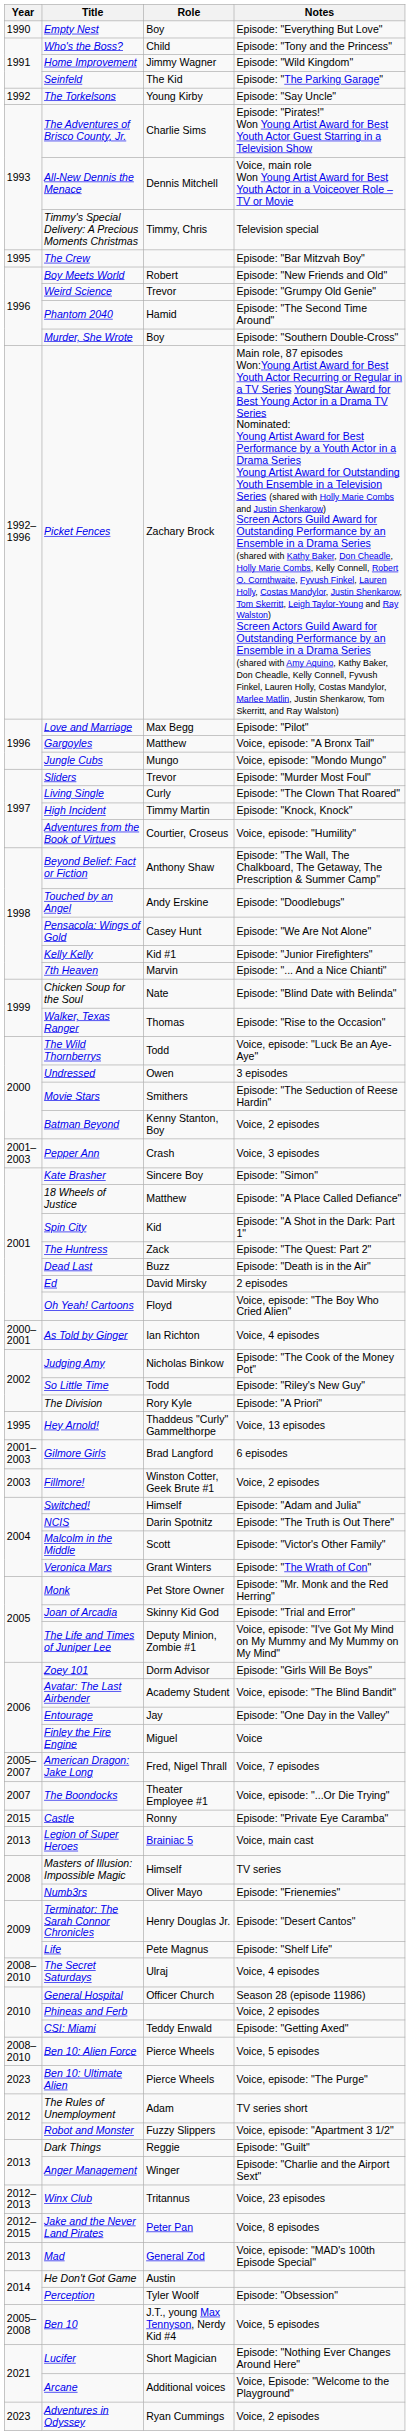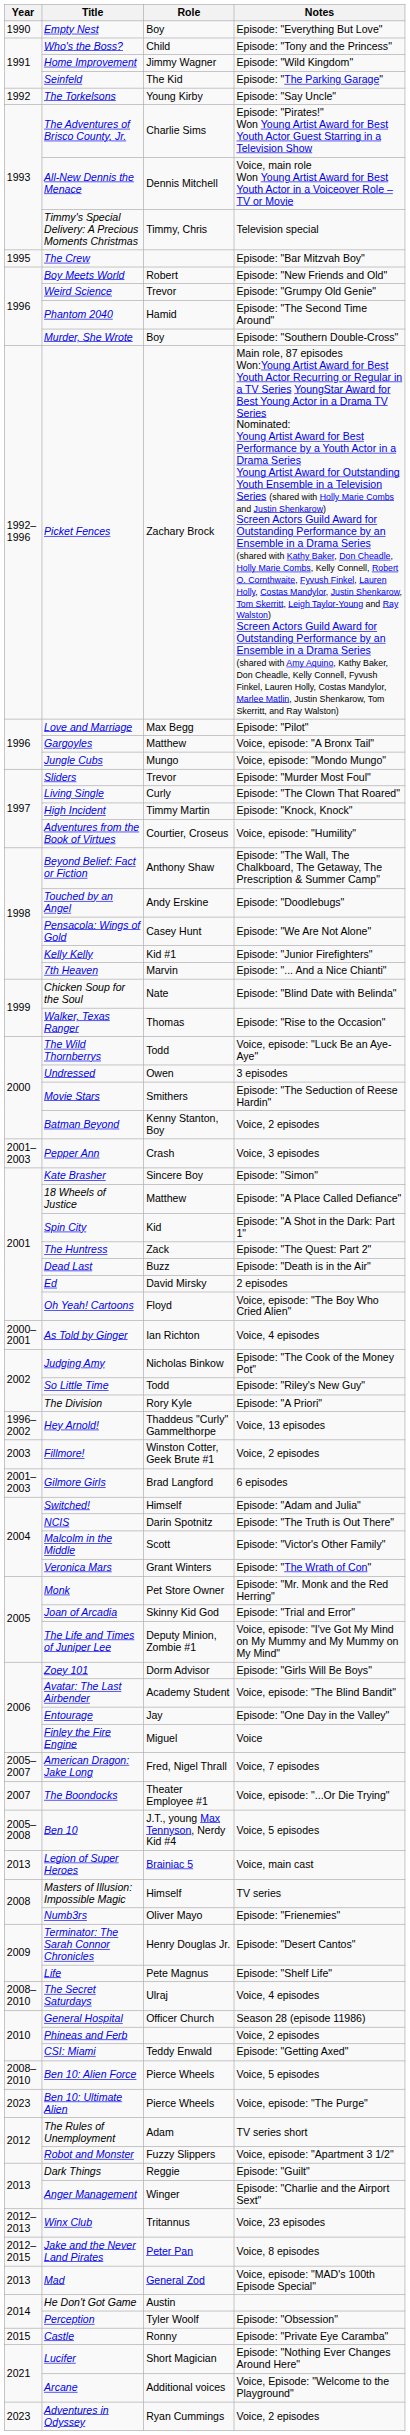(19, 1425) 1995 -> (21, 1425) 1996–2002
rows swapped: (75, 1454) <-> (64, 1483)
rows swapped: (61, 2324) <-> (59, 1818)
